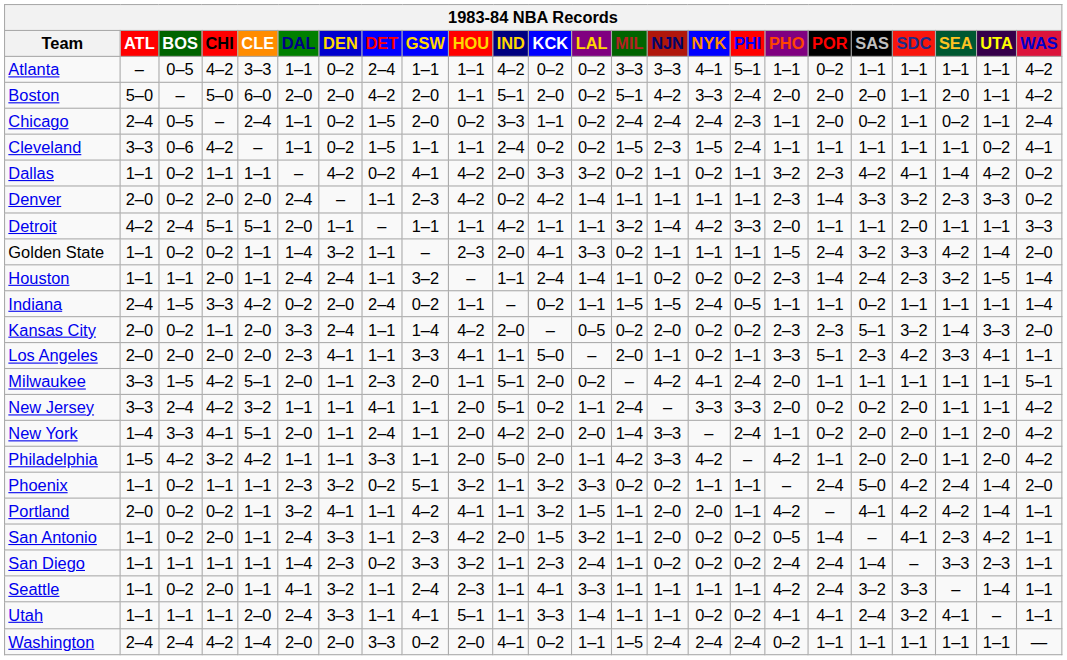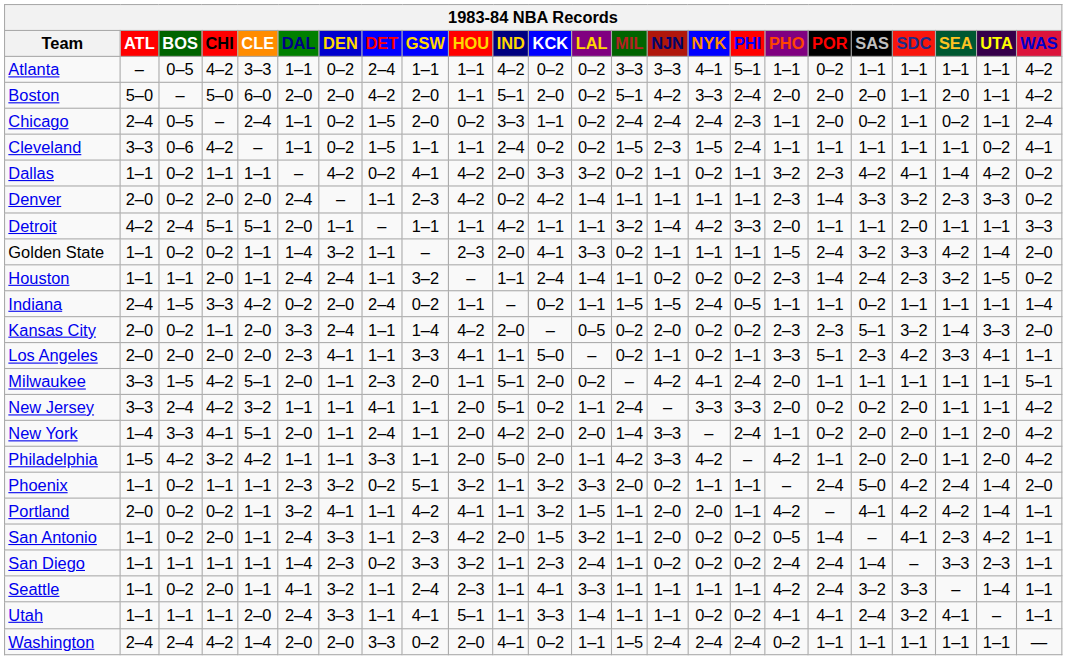(1039, 278) 1–4 -> (1039, 278) 0–2
(629, 356) 2–0 -> (629, 356) 0–2
(629, 485) 0–2 -> (629, 485) 2–0
